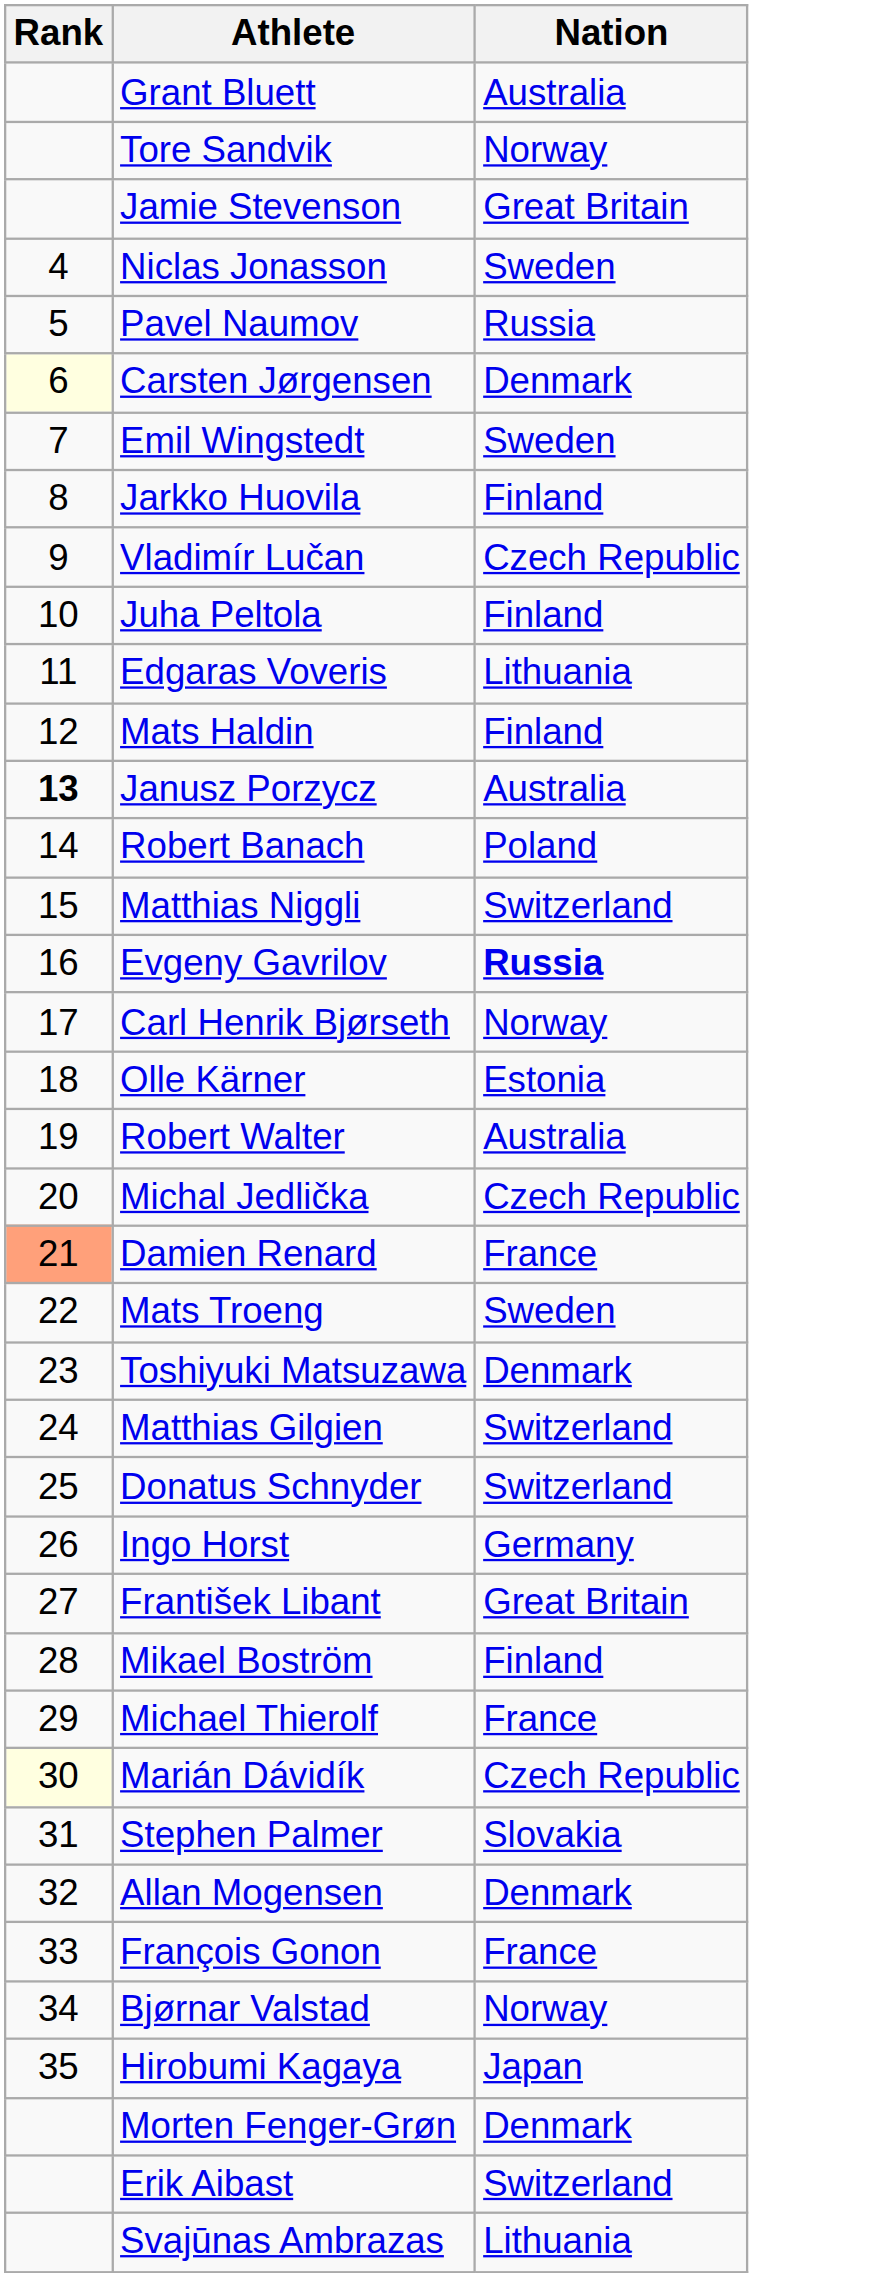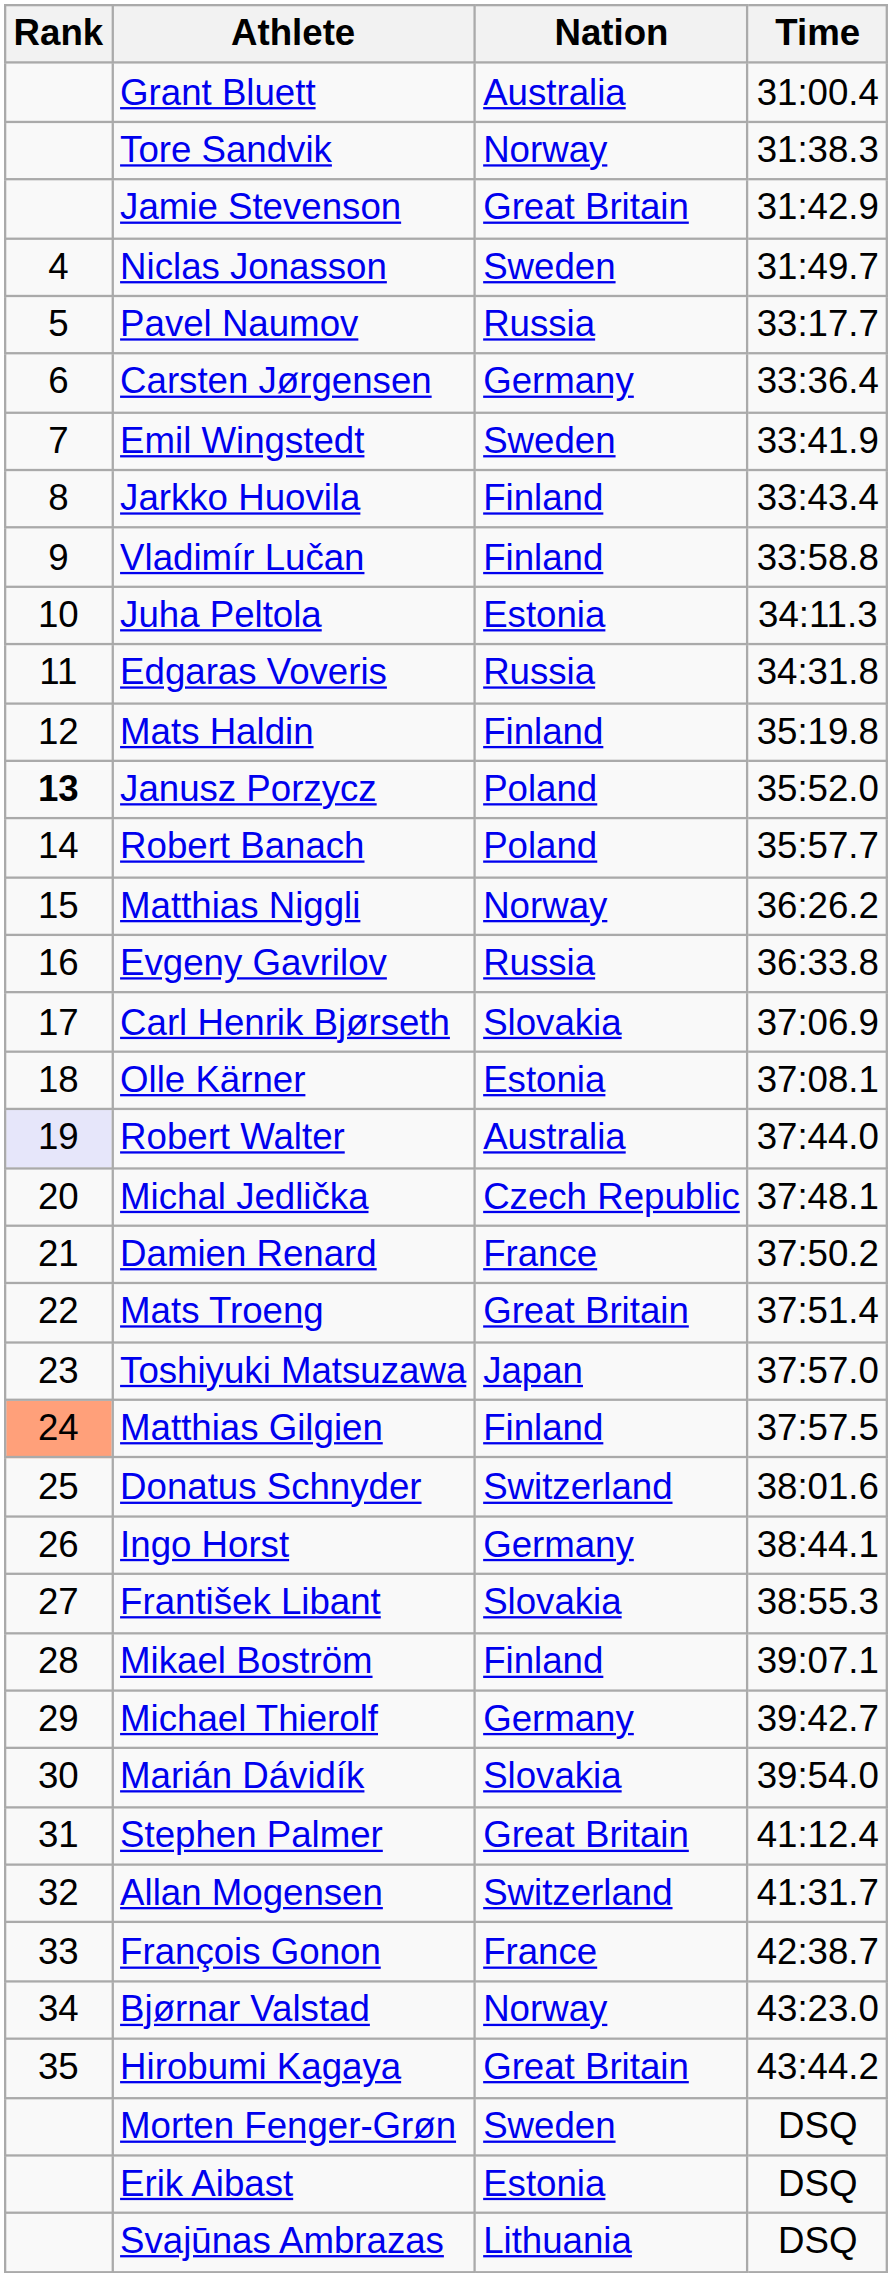+ column: (818, 33)
(58, 382) lightyellow background -> (58, 382) no background
(557, 382) Denmark -> (558, 382) Germany
(611, 556) Czech Republic -> (543, 556) Finland
(543, 614) Finland -> (544, 614) Estonia
(558, 672) Lithuania -> (539, 672) Russia
(554, 788) Australia -> (540, 788) Poland
(578, 905) Switzerland -> (545, 905) Norway
(543, 963) bold -> (539, 963) normal
(545, 1021) Norway -> (552, 1021) Slovakia
(58, 1137) no background -> (58, 1137) lavender background
(58, 1253) lightsalmon background -> (58, 1253) no background
(549, 1311) Sweden -> (586, 1311) Great Britain
(557, 1370) Denmark -> (533, 1370) Japan
(58, 1428) no background -> (58, 1428) lightsalmon background
(578, 1428) Switzerland -> (543, 1428) Finland
(586, 1602) Great Britain -> (552, 1602) Slovakia
(540, 1718) France -> (558, 1718) Germany
(58, 1776) lightyellow background -> (58, 1776) no background
(611, 1776) Czech Republic -> (552, 1776) Slovakia
(552, 1834) Slovakia -> (586, 1834) Great Britain
(557, 1893) Denmark -> (578, 1893) Switzerland
(533, 2067) Japan -> (586, 2067) Great Britain
(557, 2125) Denmark -> (549, 2125) Sweden
(578, 2183) Switzerland -> (544, 2183) Estonia
